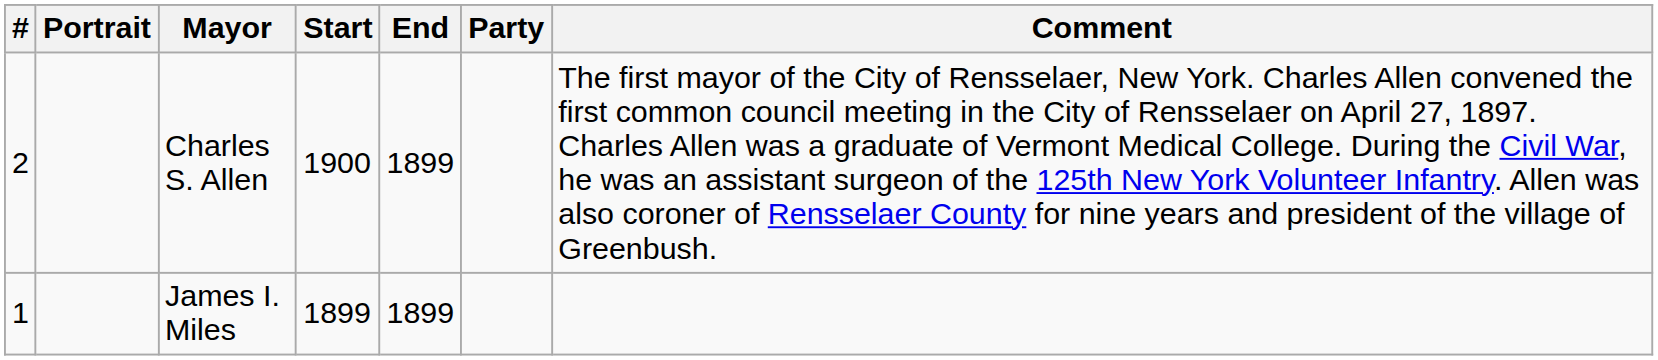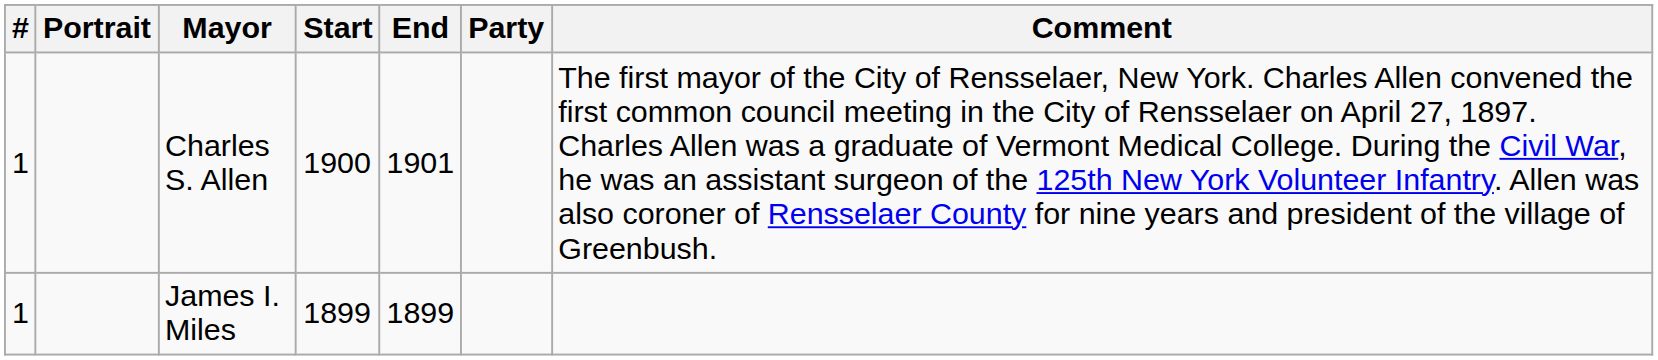(20, 162) 2 -> (20, 162) 1
(420, 162) 1899 -> (420, 162) 1901
